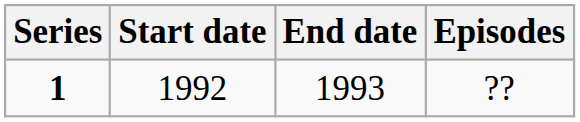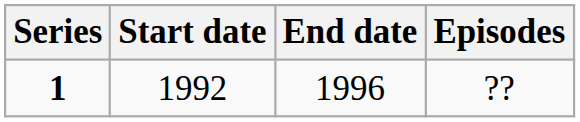(350, 87) 1993 -> (350, 87) 1996
